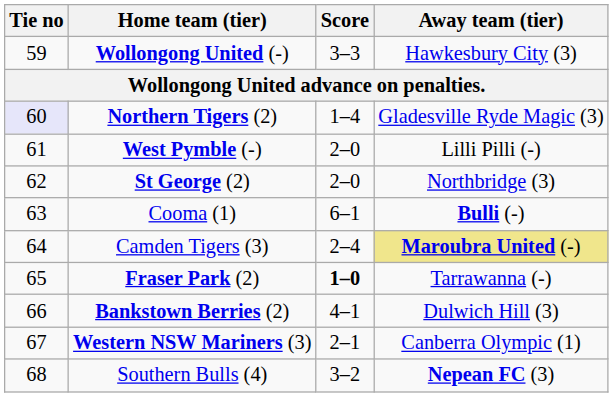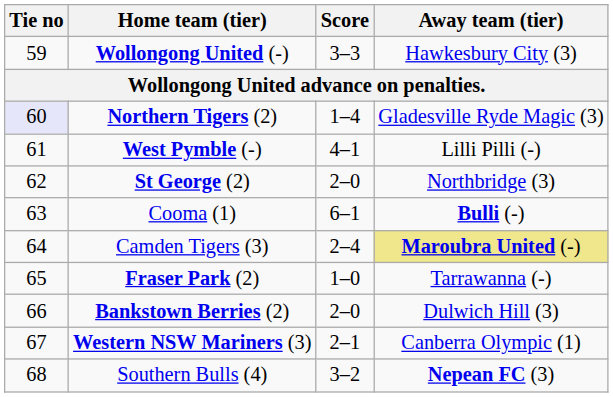(345, 149) 2–0 -> (345, 149) 4–1
(345, 278) bold -> (345, 278) normal
(345, 310) 4–1 -> (345, 310) 2–0
